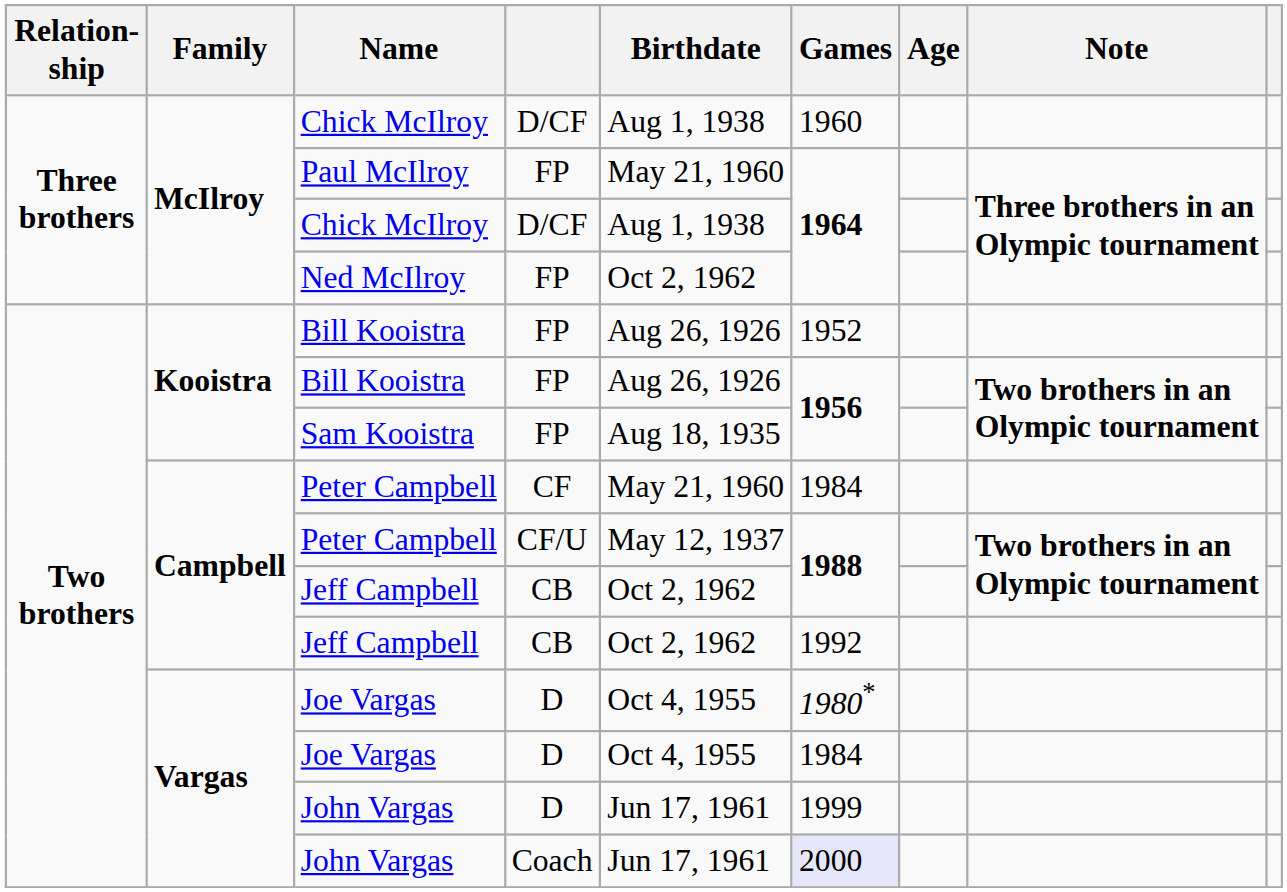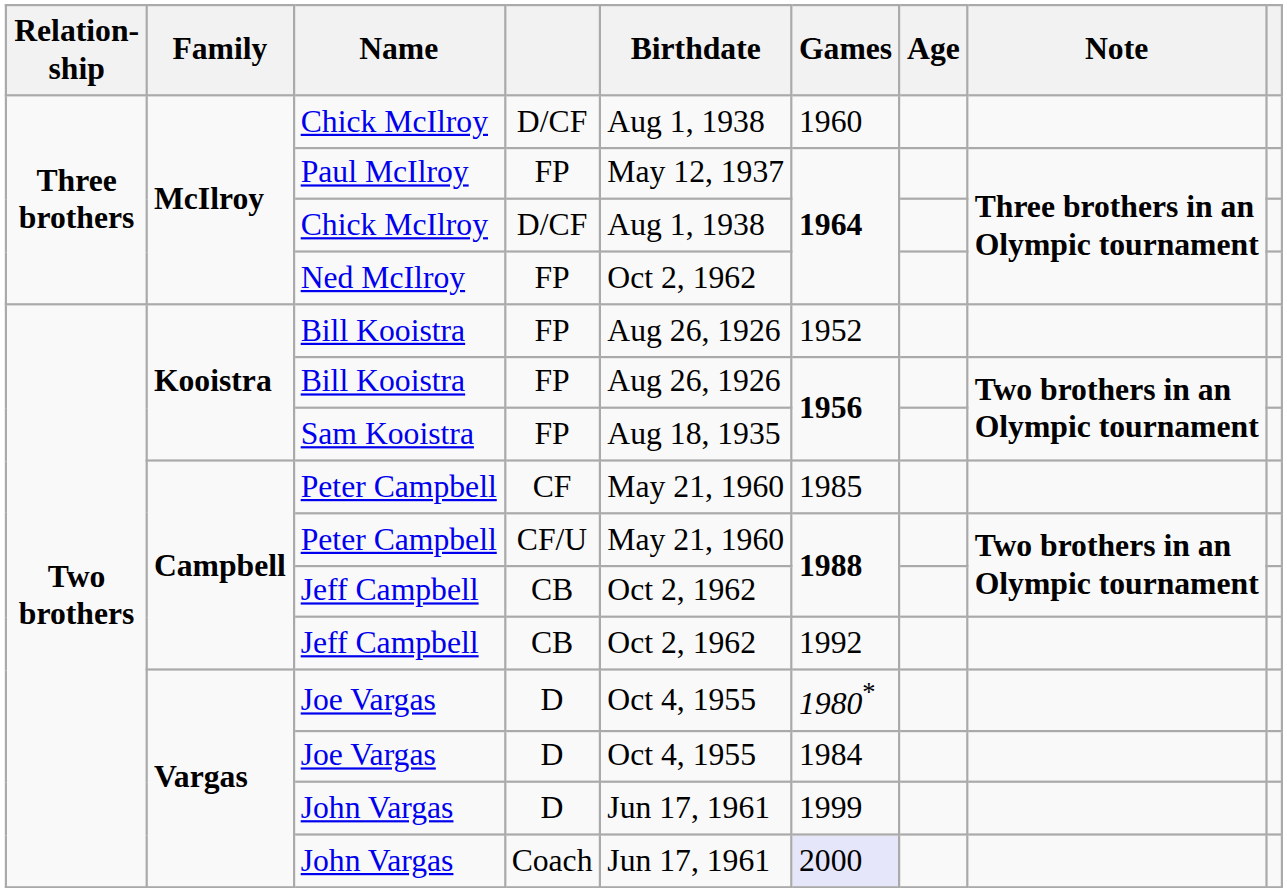(696, 172) May 21, 1960 -> (696, 172) May 12, 1937
(831, 486) 1984 -> (831, 486) 1985
(696, 538) May 12, 1937 -> (696, 538) May 21, 1960
